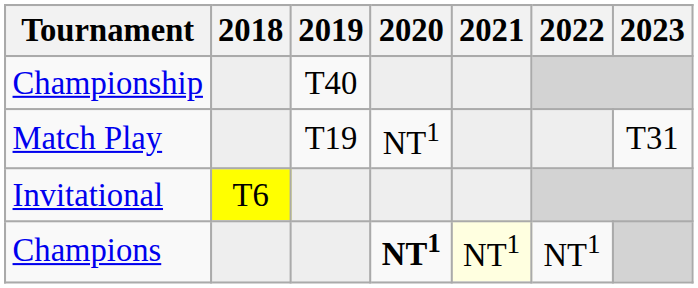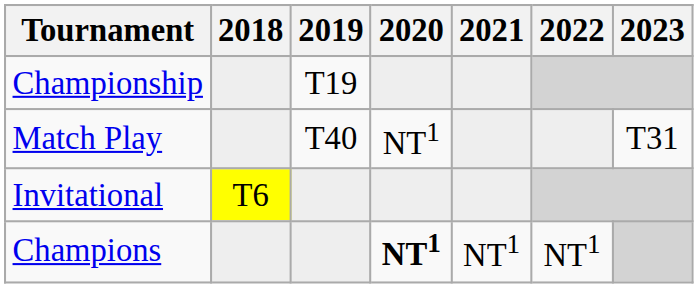(331, 82) T40 -> (331, 82) T19
(331, 138) T19 -> (331, 138) T40
(492, 250) lightyellow background -> (492, 250) no background
